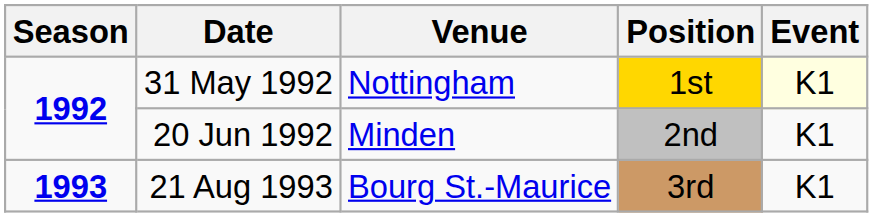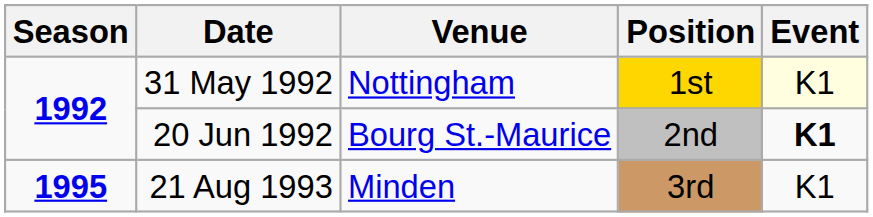(402, 135) Minden -> (480, 135) Bourg St.-Maurice
(815, 135) normal -> (815, 135) bold
(71, 186) 1993 -> (71, 186) 1995
(480, 186) Bourg St.-Maurice -> (402, 186) Minden
